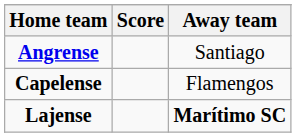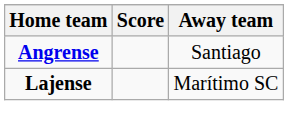- row: (58, 83)
(230, 115) bold -> (226, 83) normal
